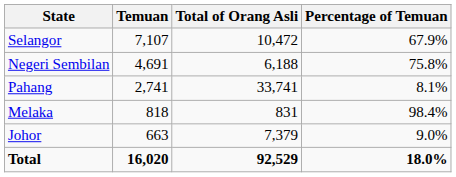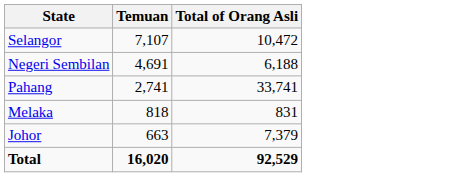- column: (376, 16)
